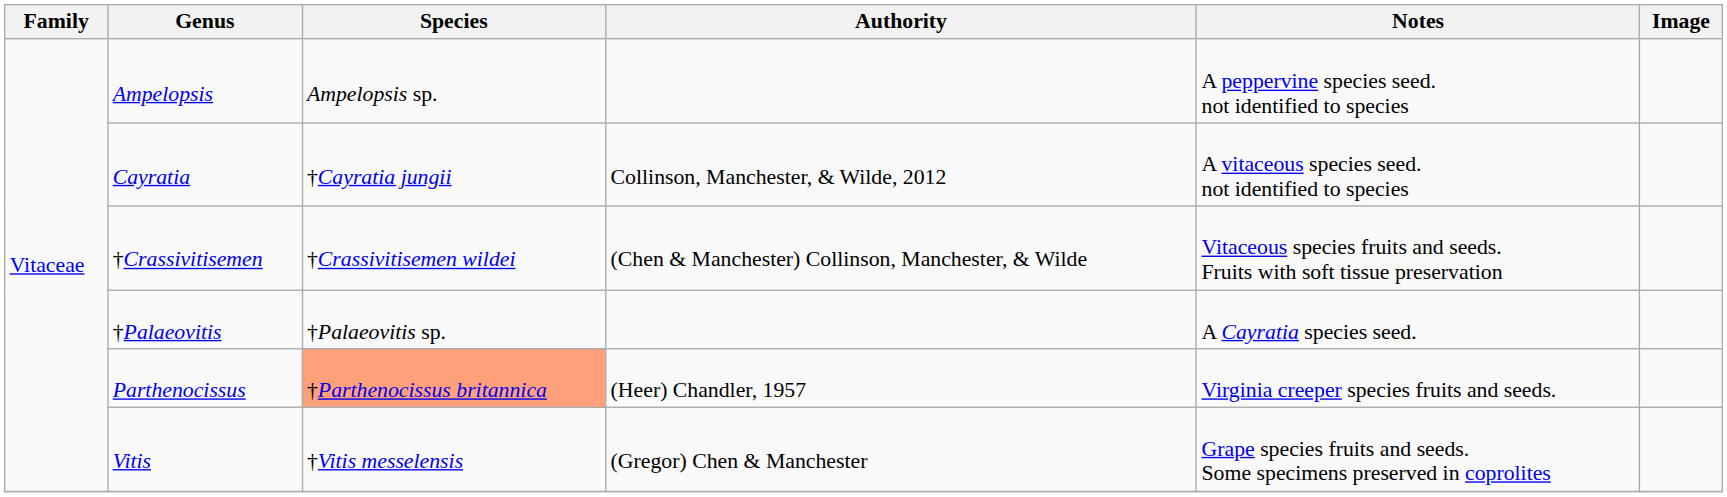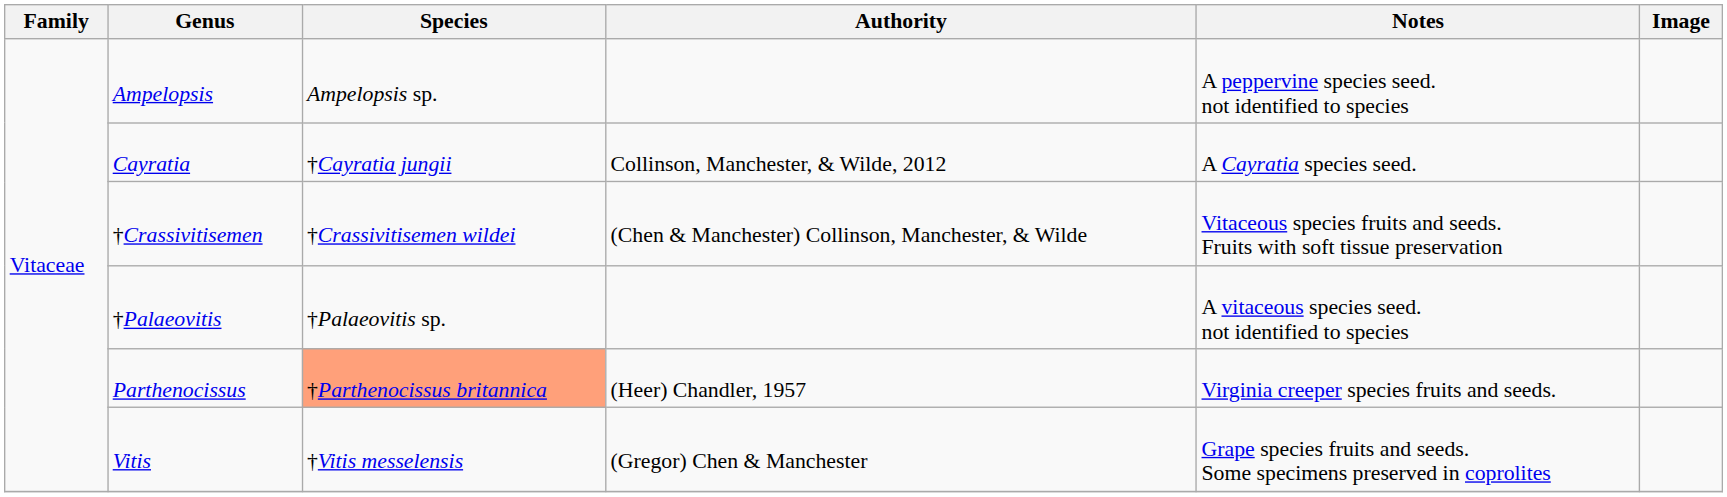(1312, 176) A vitaceous species seed. not identified to species -> (1309, 164) A Cayratia species seed.
(1309, 331) A Cayratia species seed. -> (1312, 318) A vitaceous species seed. not identified to species
